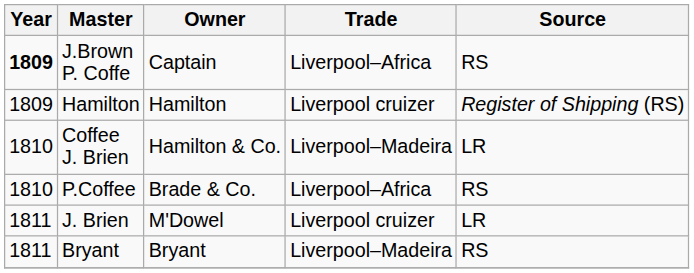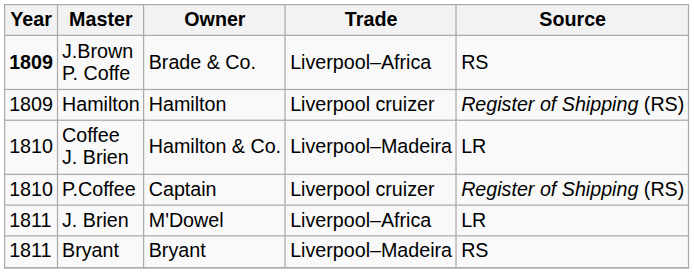(183, 62) Captain -> (202, 62) Brade & Co.
(202, 189) Brade & Co. -> (183, 189) Captain
(361, 189) Liverpool–Africa -> (362, 189) Liverpool cruizer
(475, 189) RS -> (573, 189) Register of Shipping (RS)
(362, 220) Liverpool cruizer -> (361, 220) Liverpool–Africa
